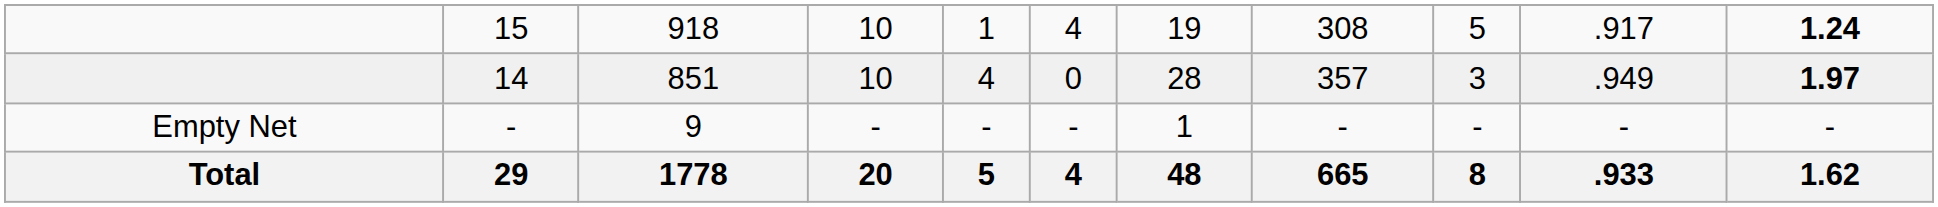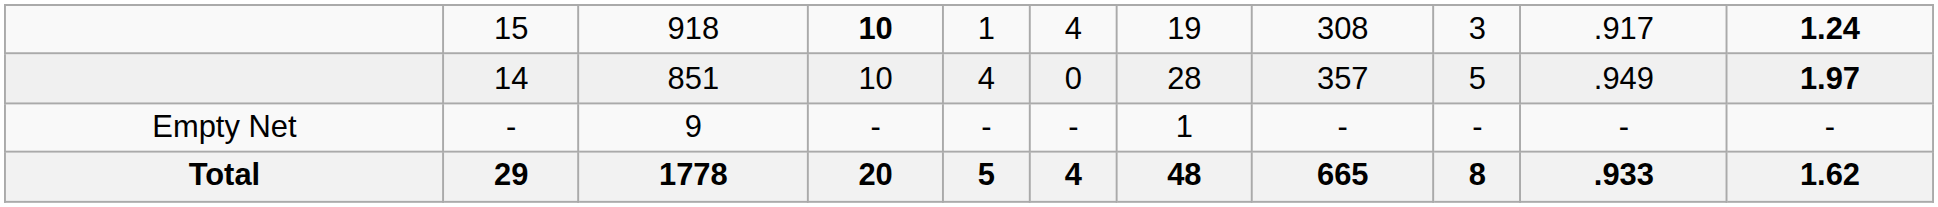(876, 28) normal -> (876, 28) bold
(1477, 28) 5 -> (1477, 28) 3
(1477, 77) 3 -> (1477, 77) 5
